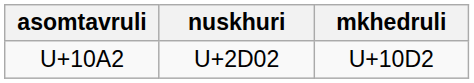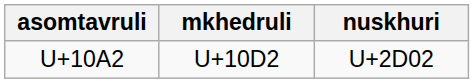columns swapped: (237, 22) <-> (391, 22)
